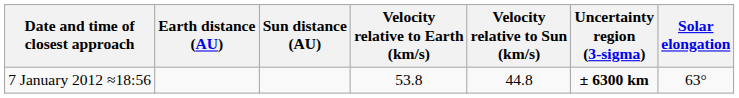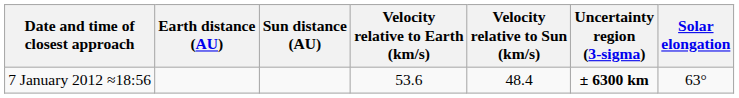(409, 80) 53.8 -> (409, 80) 53.6
(519, 80) 44.8 -> (519, 80) 48.4
